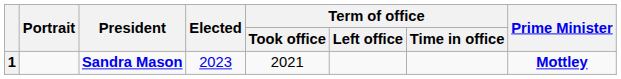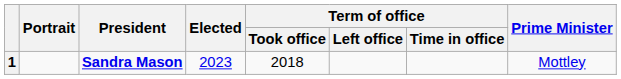(287, 62) 2021 -> (287, 62) 2018
(562, 62) bold -> (562, 62) normal
